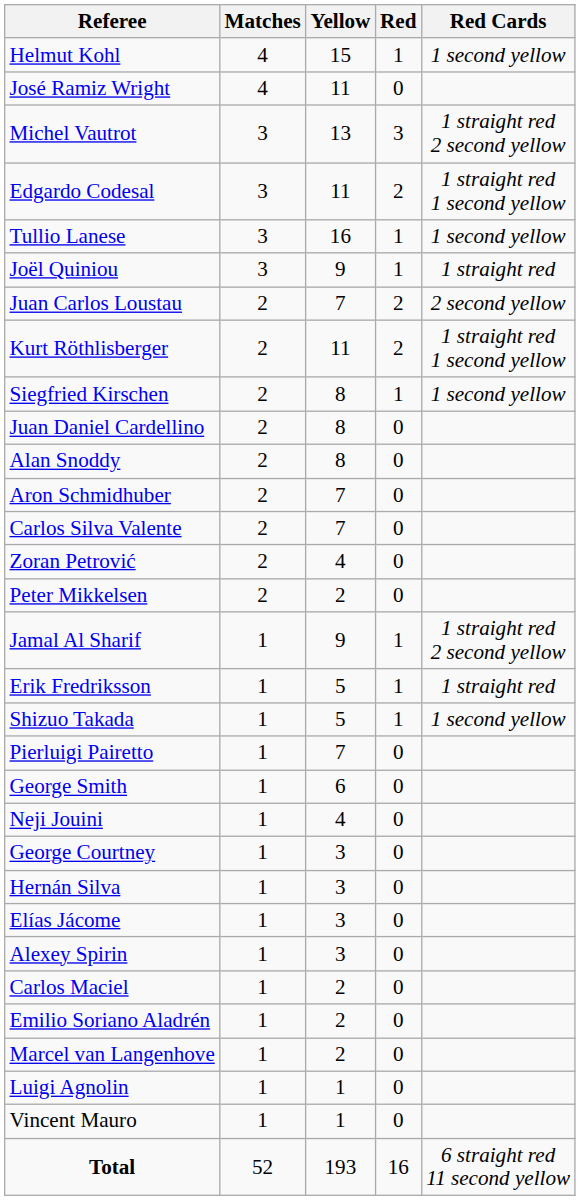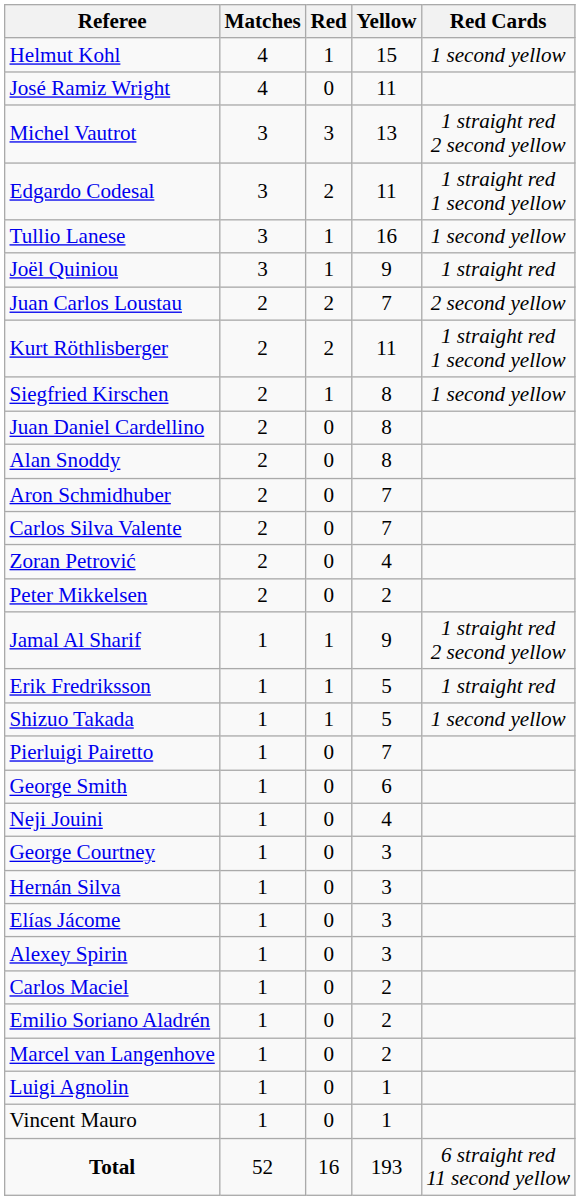columns swapped: (398, 21) <-> (340, 21)
